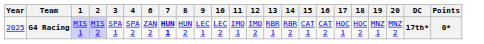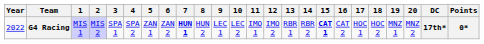+ column: (150, 11)
(15, 28) 2025 -> (15, 28) 2022
(308, 28) normal -> (325, 28) bold
